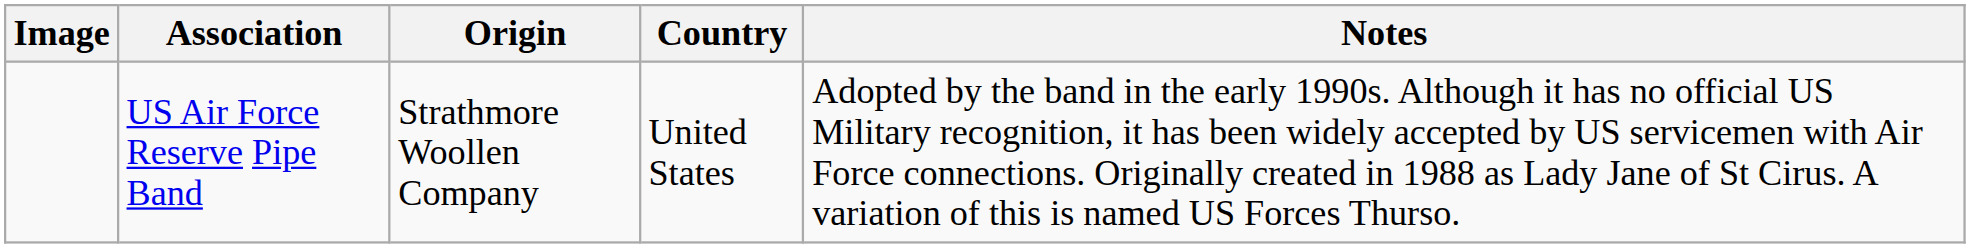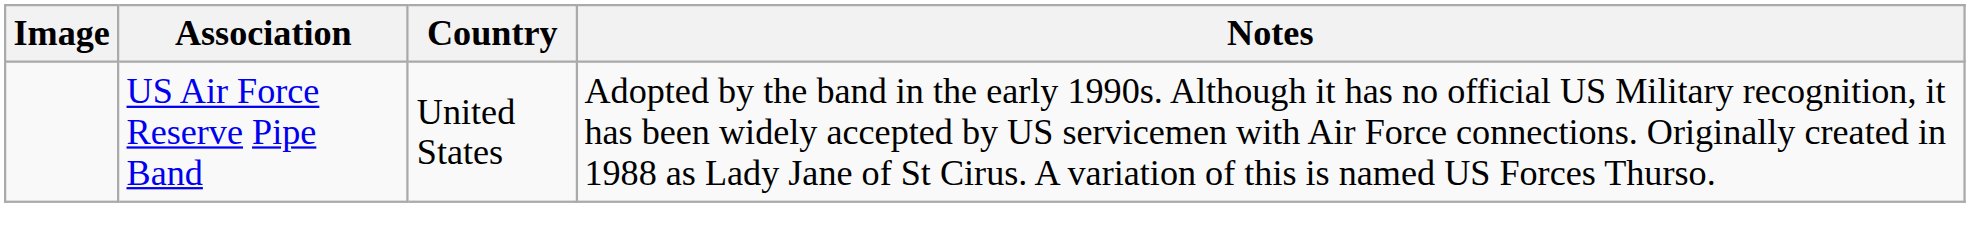- column: (515, 33)
